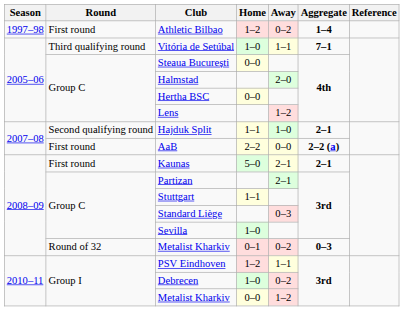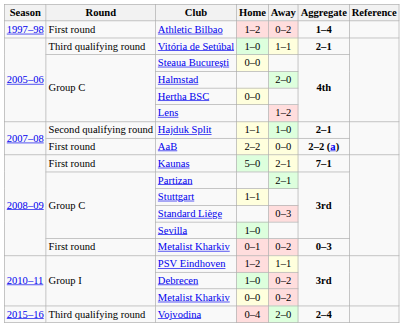(324, 46) 7–1 -> (324, 46) 2–1
(324, 163) 2–1 -> (324, 163) 7–1
(75, 247) Round of 32 -> (72, 247) First round
(283, 297) 1–2 -> (283, 297) 0–2
+ row: (179, 314)
